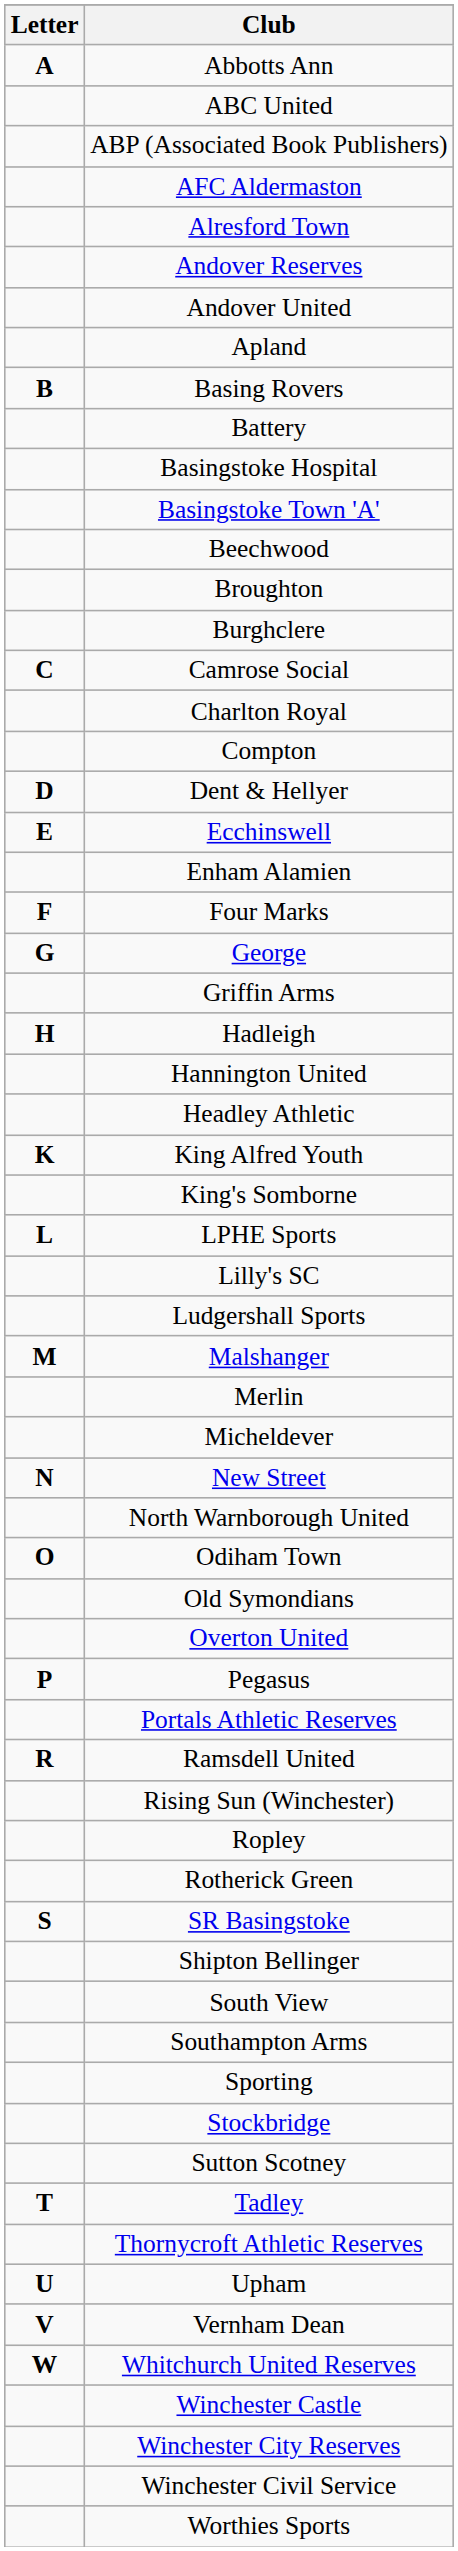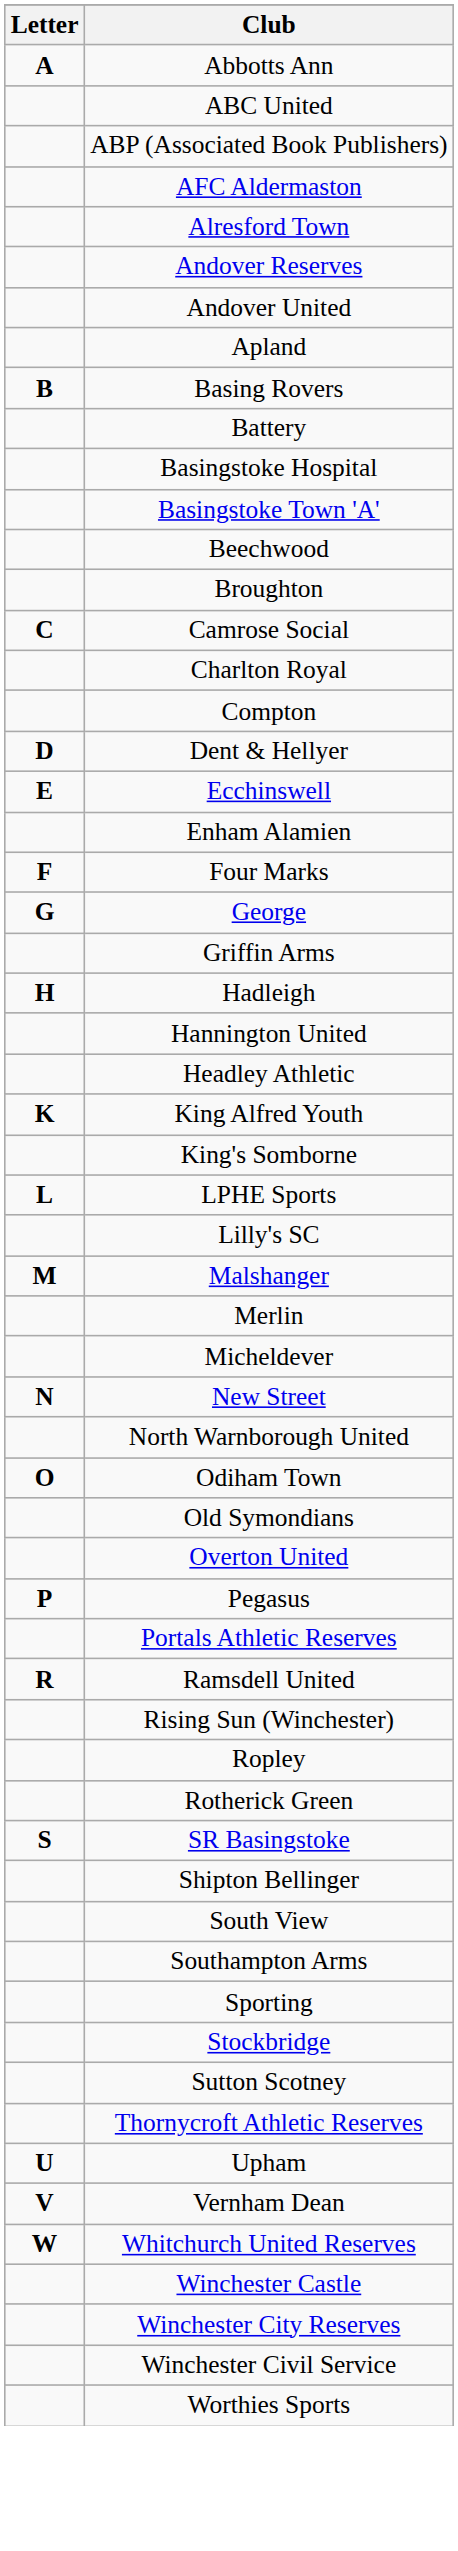- row: (269, 629)
- row: (269, 1315)
- row: (269, 2203)
